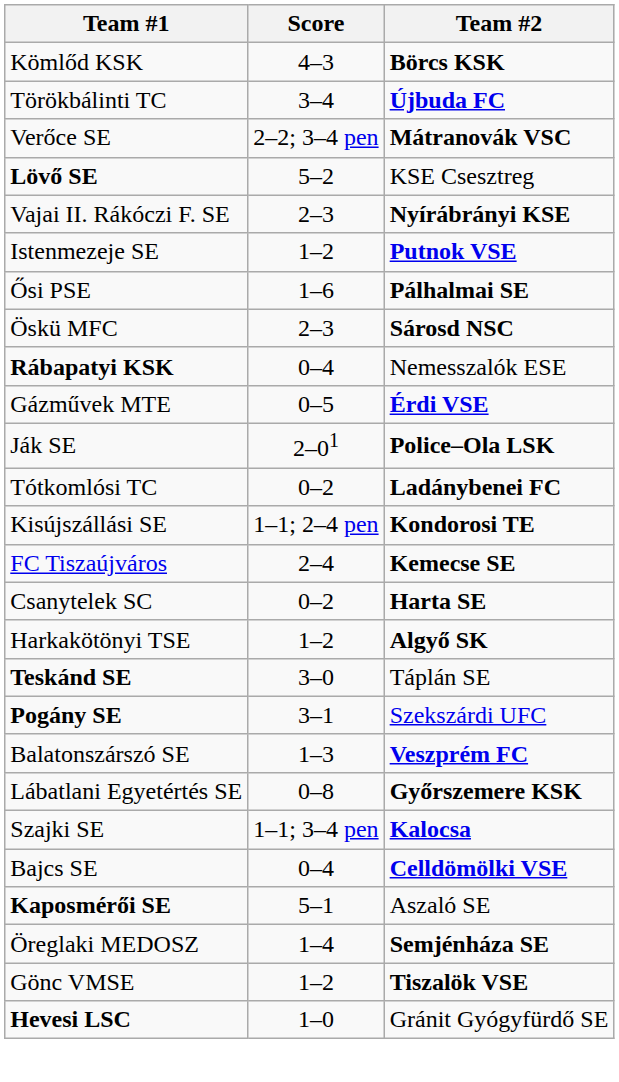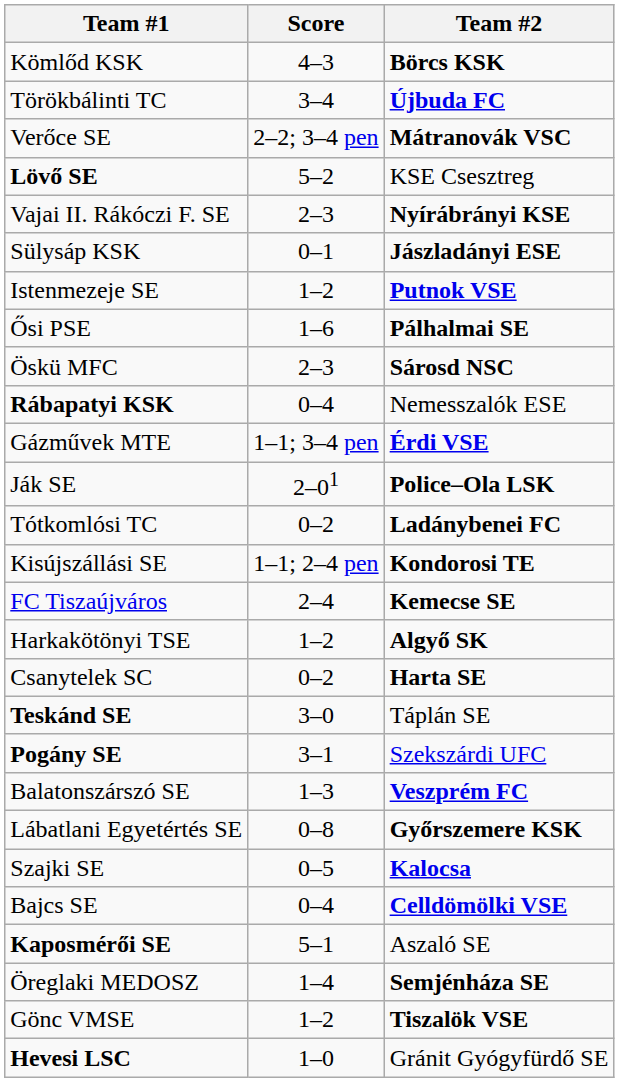+ row: (75, 251)
(316, 404) 0–5 -> (316, 442) 1–1; 3–4 pen
rows swapped: (81, 600) <-> (100, 639)
(316, 829) 1–1; 3–4 pen -> (316, 867) 0–5
